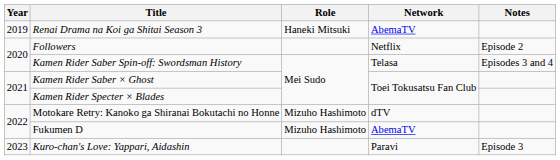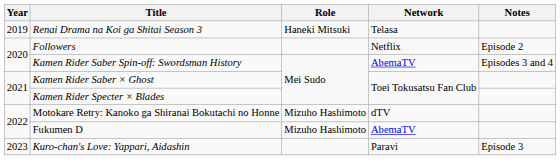(393, 29) AbemaTV -> (384, 29) Telasa
(384, 63) Telasa -> (393, 63) AbemaTV
